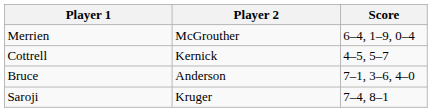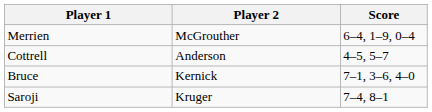(196, 55) Kernick -> (201, 55) Anderson
(201, 76) Anderson -> (196, 76) Kernick
